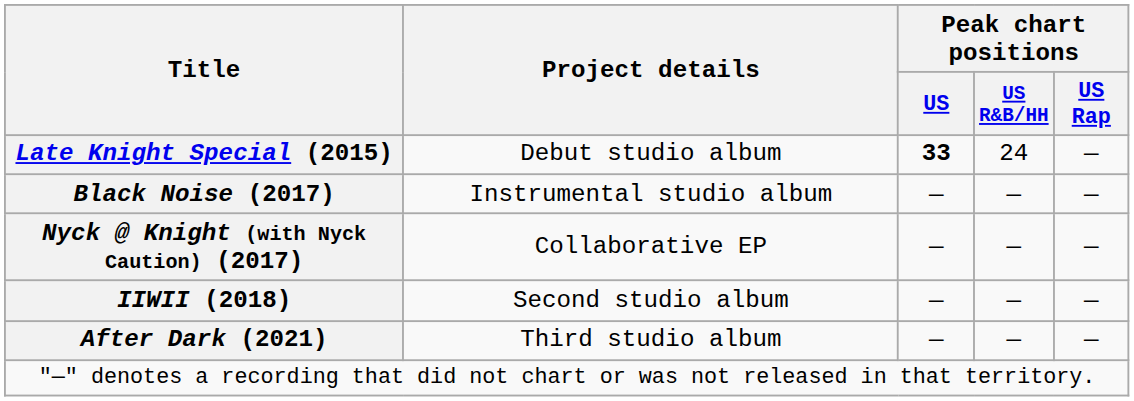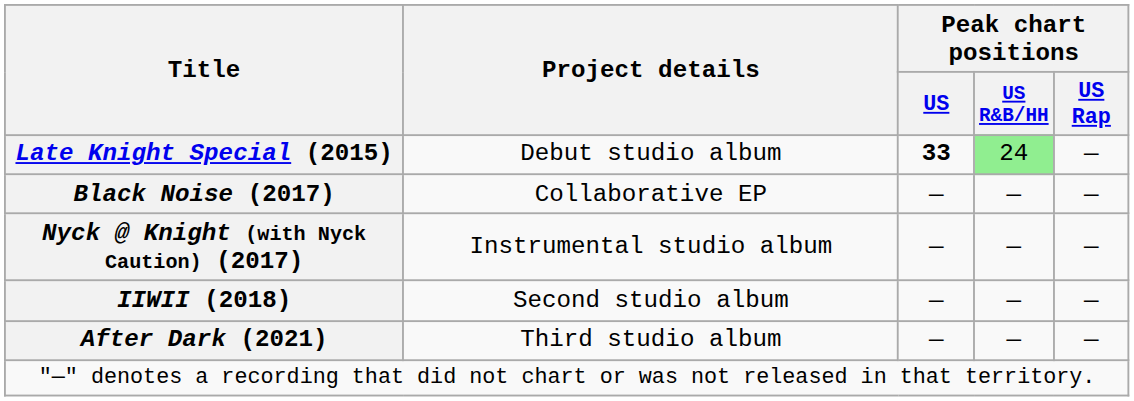(1014, 155) no background -> (1014, 155) lightgreen background
(651, 194) Instrumental studio album -> (651, 194) Collaborative EP
(651, 247) Collaborative EP -> (651, 247) Instrumental studio album
